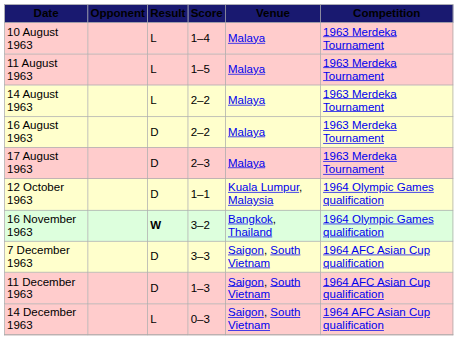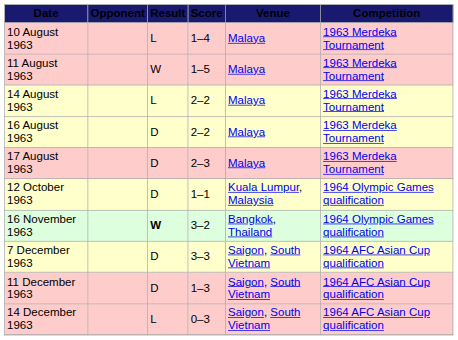(153, 69) L -> (156, 69) W
